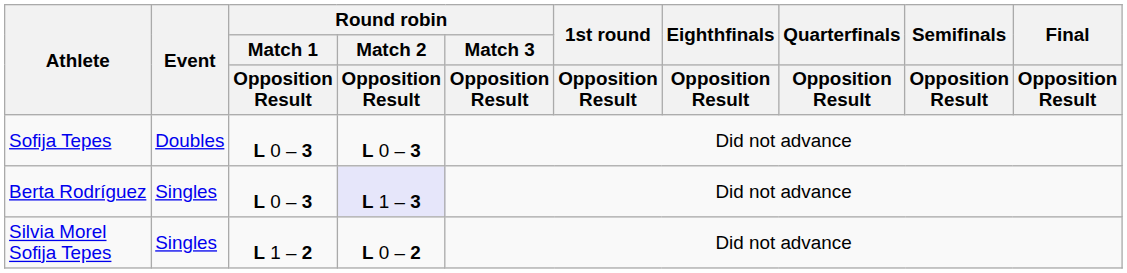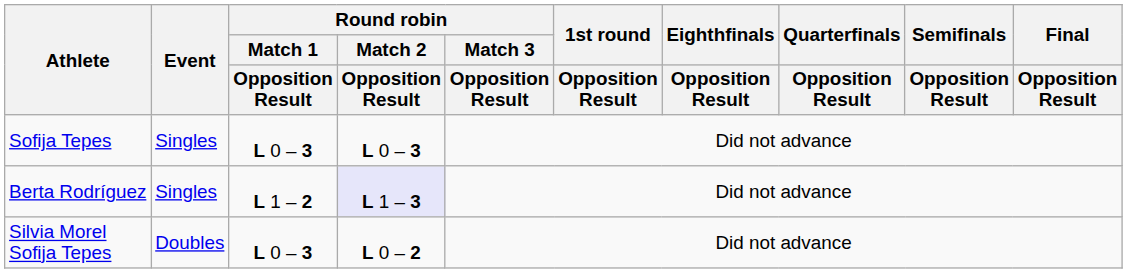(190, 141) Doubles -> (186, 141) Singles
(283, 202) L 0 – 3 -> (283, 202) L 1 – 2
(186, 242) Singles -> (190, 242) Doubles
(283, 253) L 1 – 2 -> (283, 253) L 0 – 3
